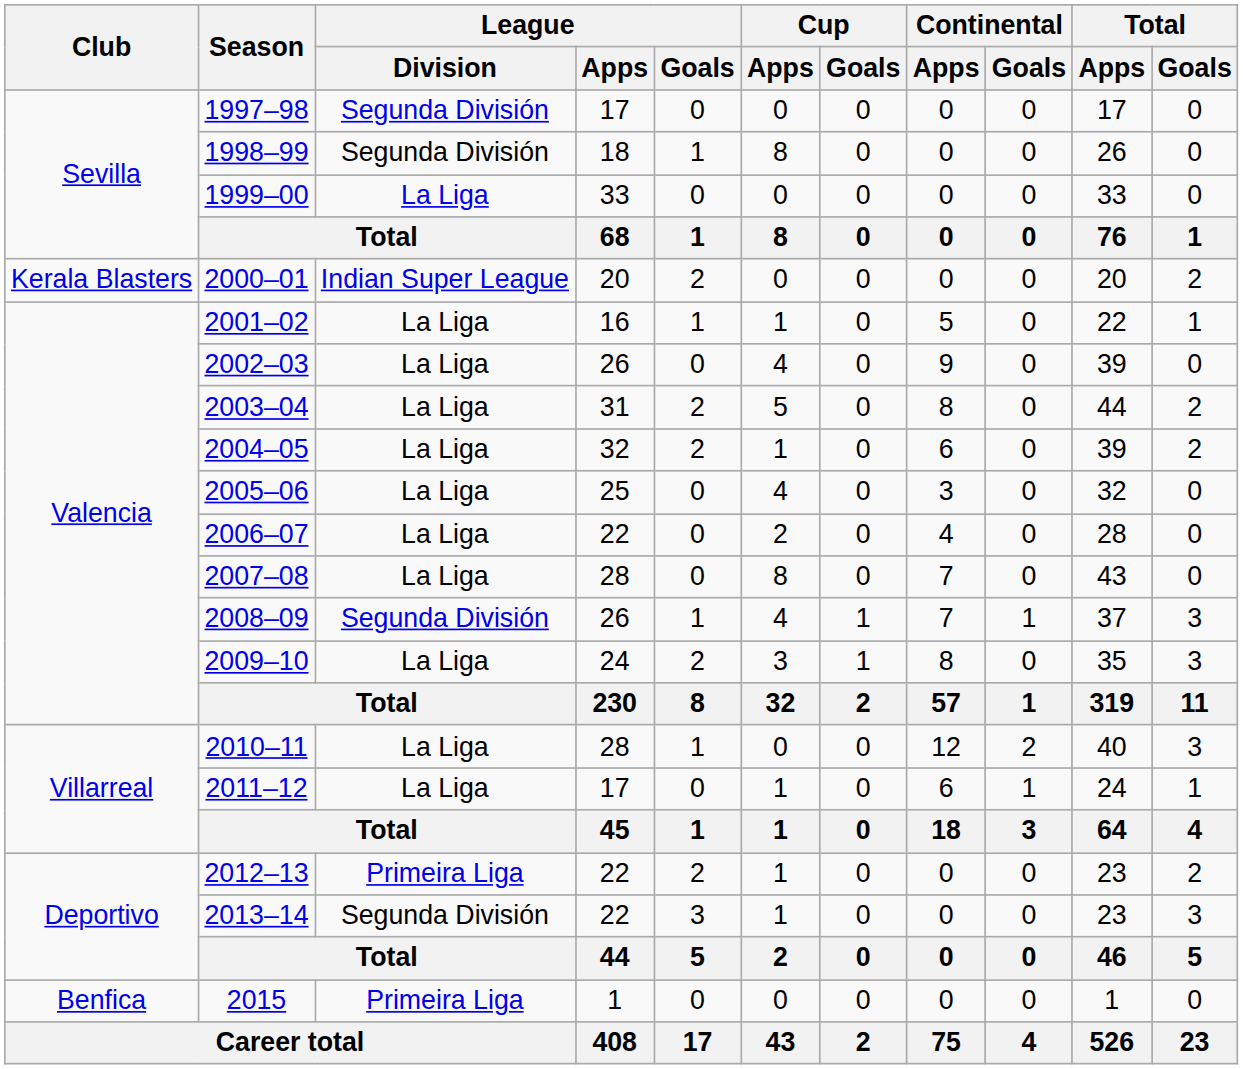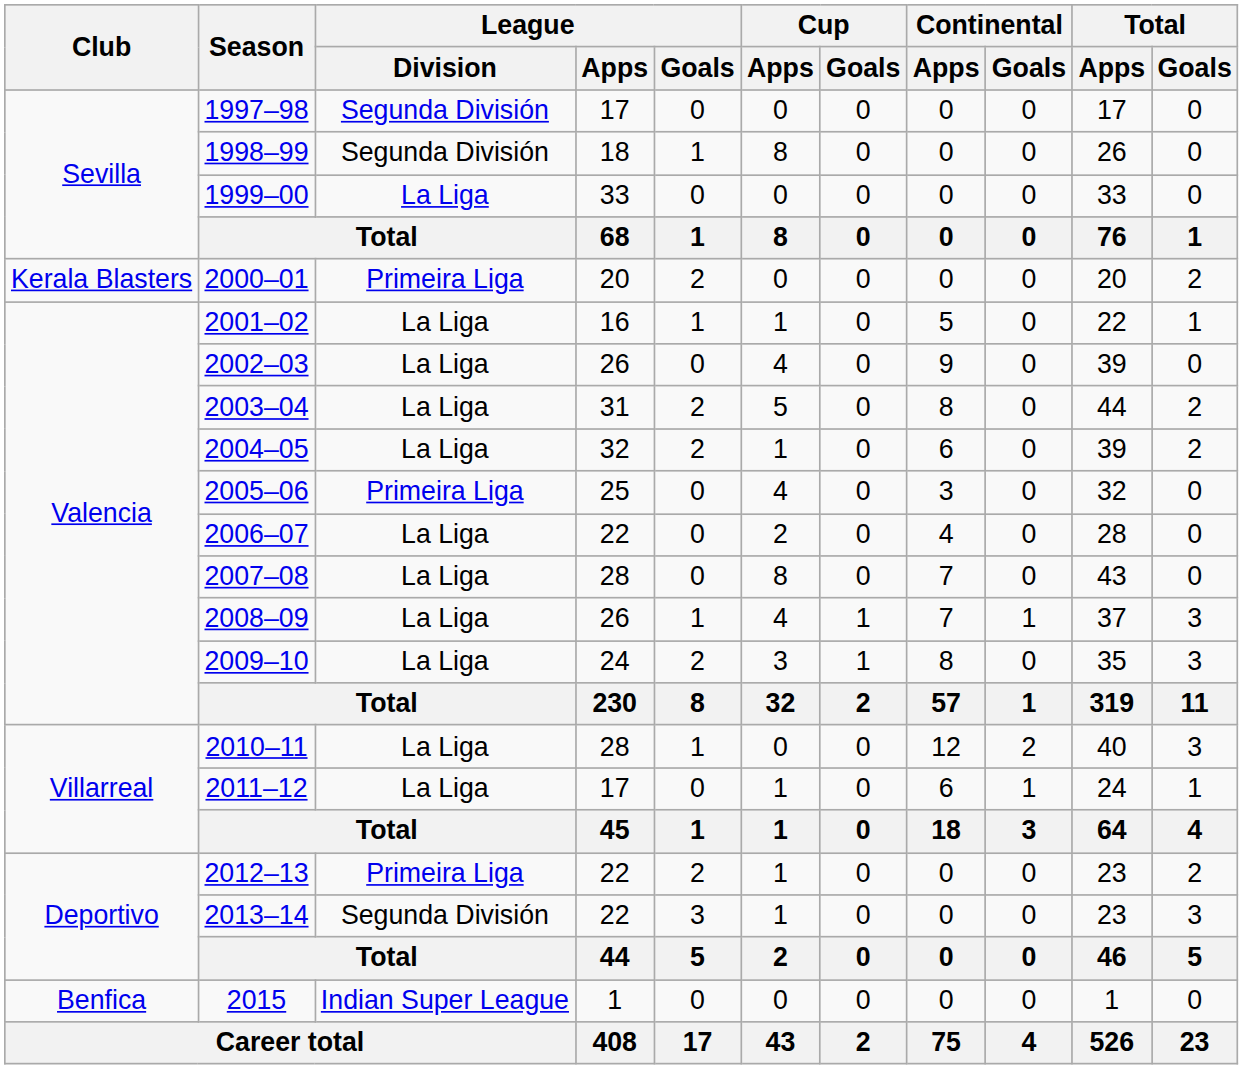(445, 279) Indian Super League -> (445, 279) Primeira Liga
(445, 491) La Liga -> (445, 491) Primeira Liga
(445, 618) Segunda División -> (445, 618) La Liga
(445, 1000) Primeira Liga -> (445, 1000) Indian Super League
